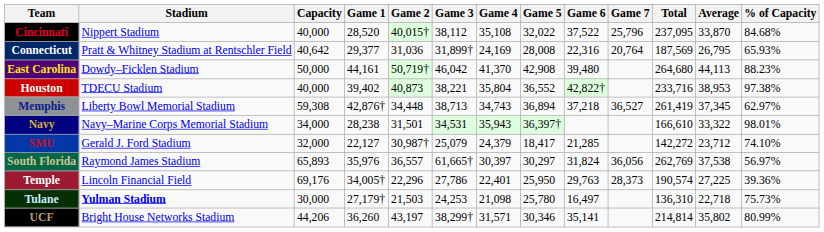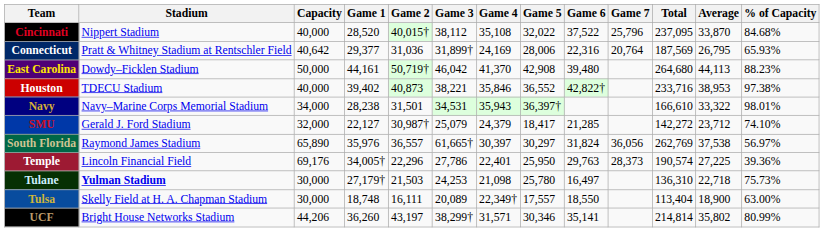(539, 50) 28,008 -> (539, 50) 28,006
(495, 87) 35,804 -> (495, 87) 35,846
- row: (42, 106)
(313, 161) 65,893 -> (313, 143) 65,890
+ row: (42, 198)
